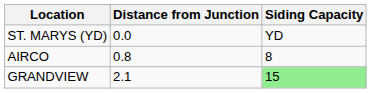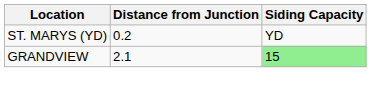(122, 35) 0.0 -> (122, 35) 0.2
- row: (28, 56)
